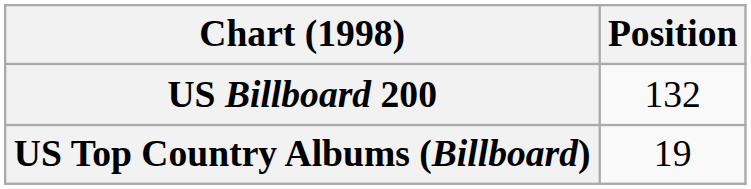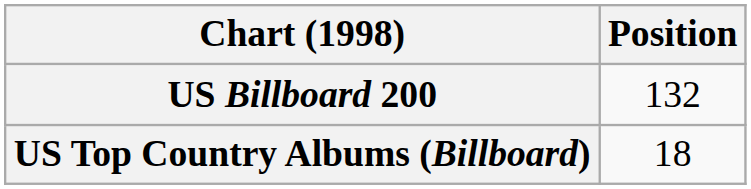(673, 153) 19 -> (673, 153) 18
